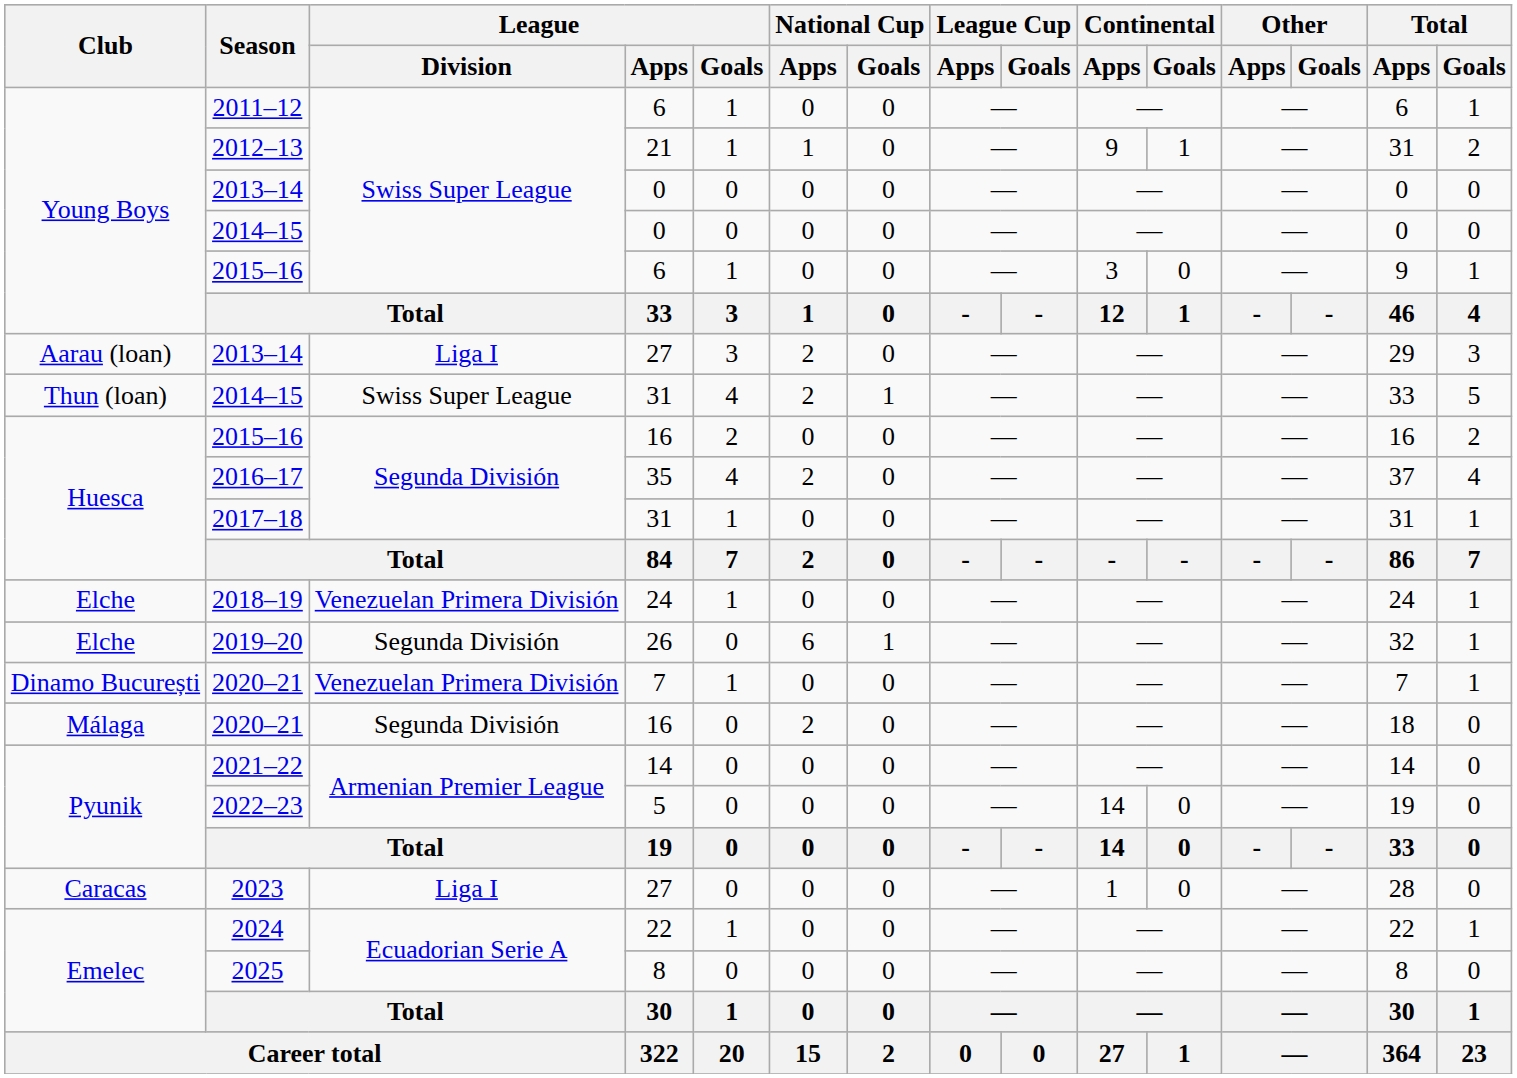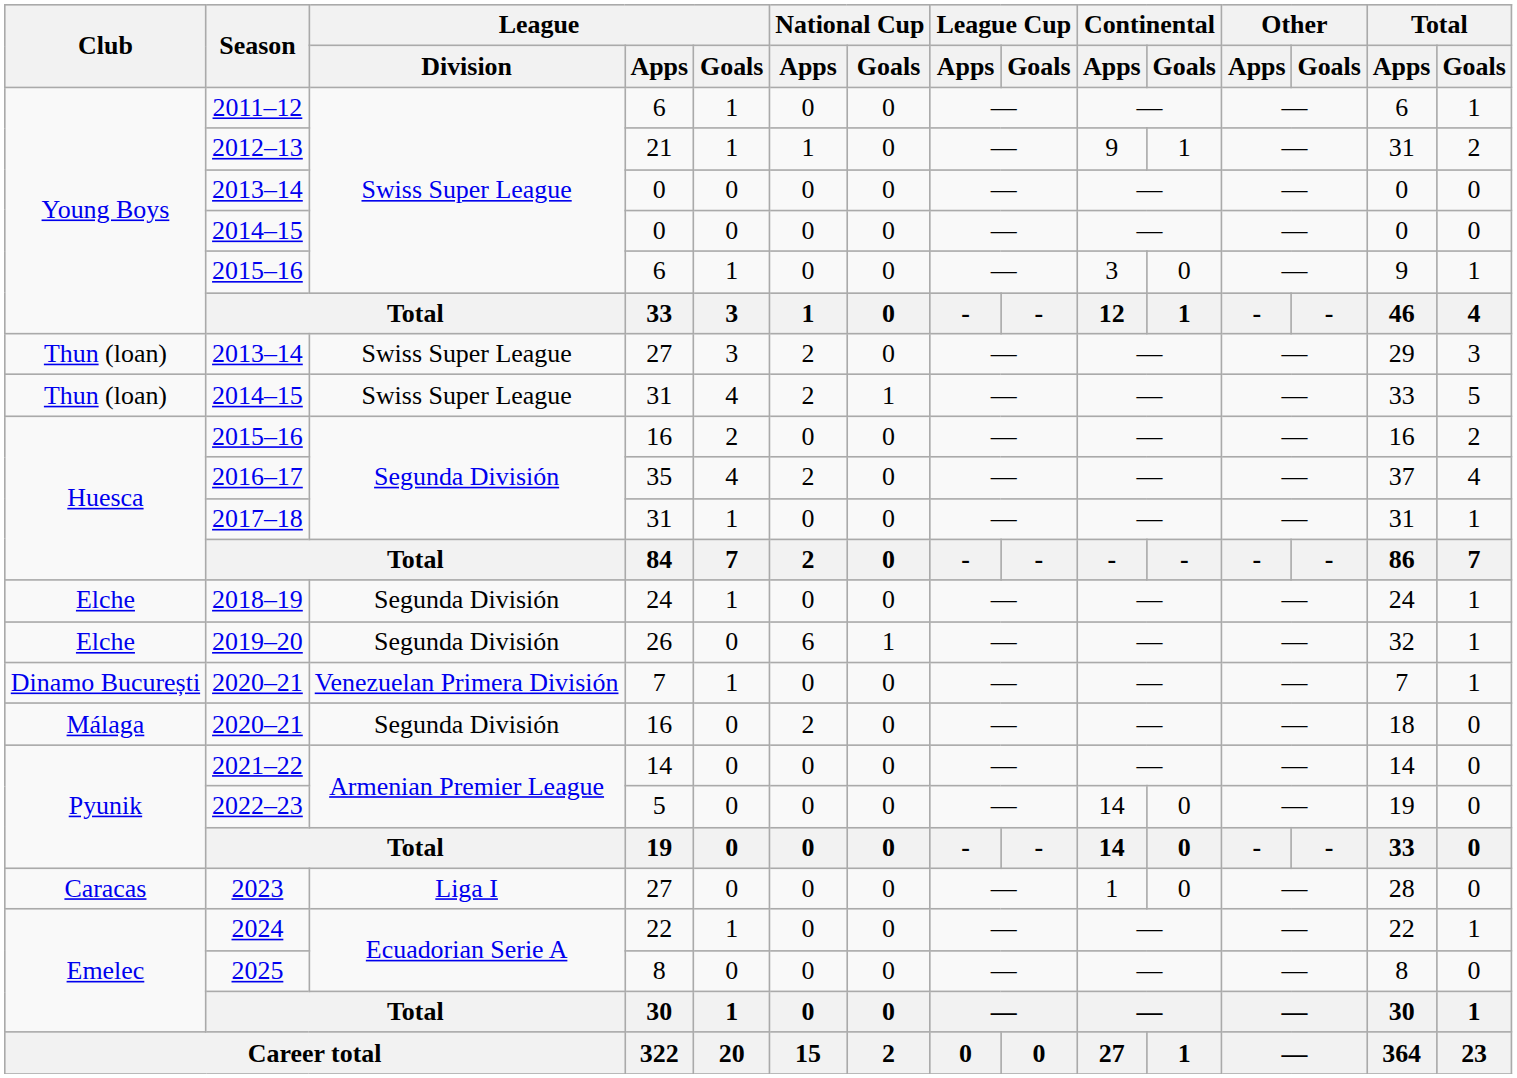(105, 353) Aarau (loan) -> (105, 353) Thun (loan)
(467, 353) Liga I -> (467, 353) Swiss Super League
(467, 600) Venezuelan Primera División -> (467, 600) Segunda División
